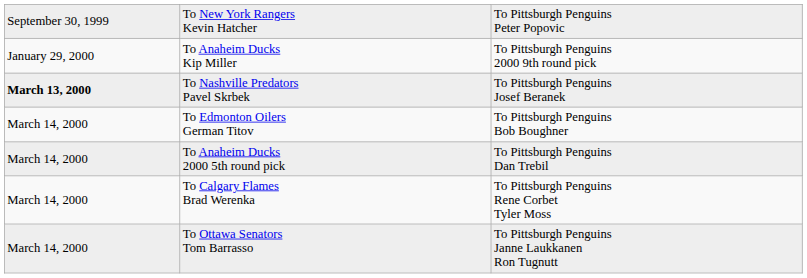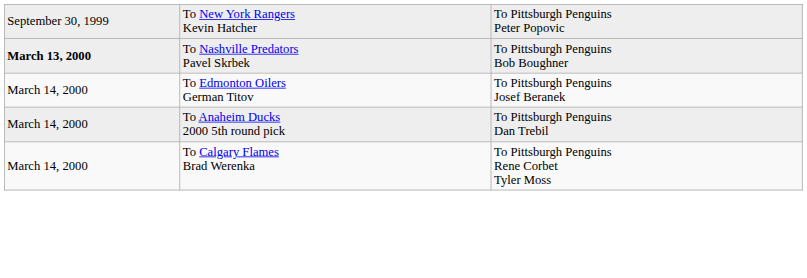- row: (232, 55)
(553, 90) To Pittsburgh Penguins Josef Beranek -> (553, 55) To Pittsburgh Penguins Bob Boughner
(553, 124) To Pittsburgh Penguins Bob Boughner -> (553, 90) To Pittsburgh Penguins Josef Beranek
- row: (233, 241)
